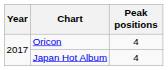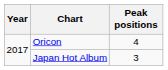(136, 57) 4 -> (136, 57) 3
